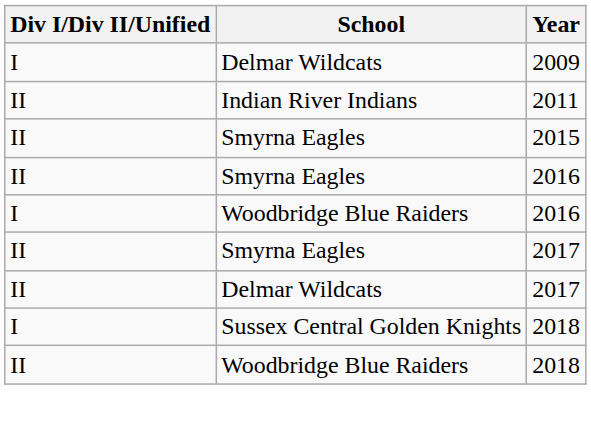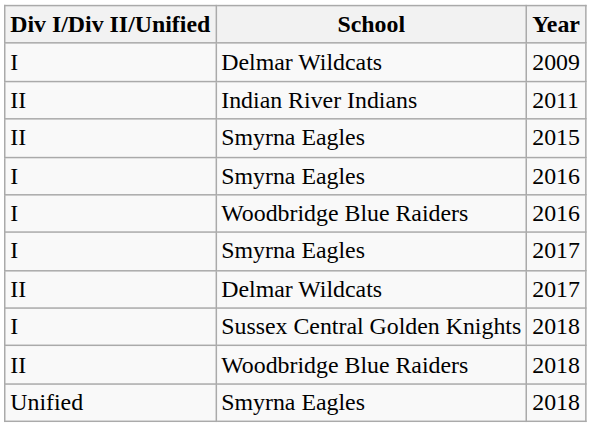(18, 175) II -> (14, 175) I
(18, 251) II -> (14, 251) I
+ row: (293, 402)
